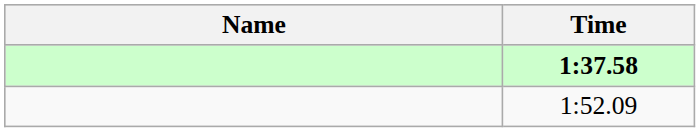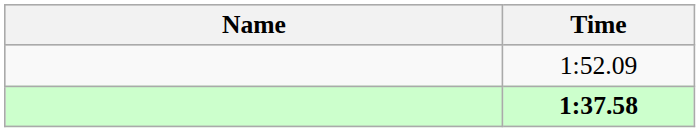rows swapped: (598, 65) <-> (598, 106)
